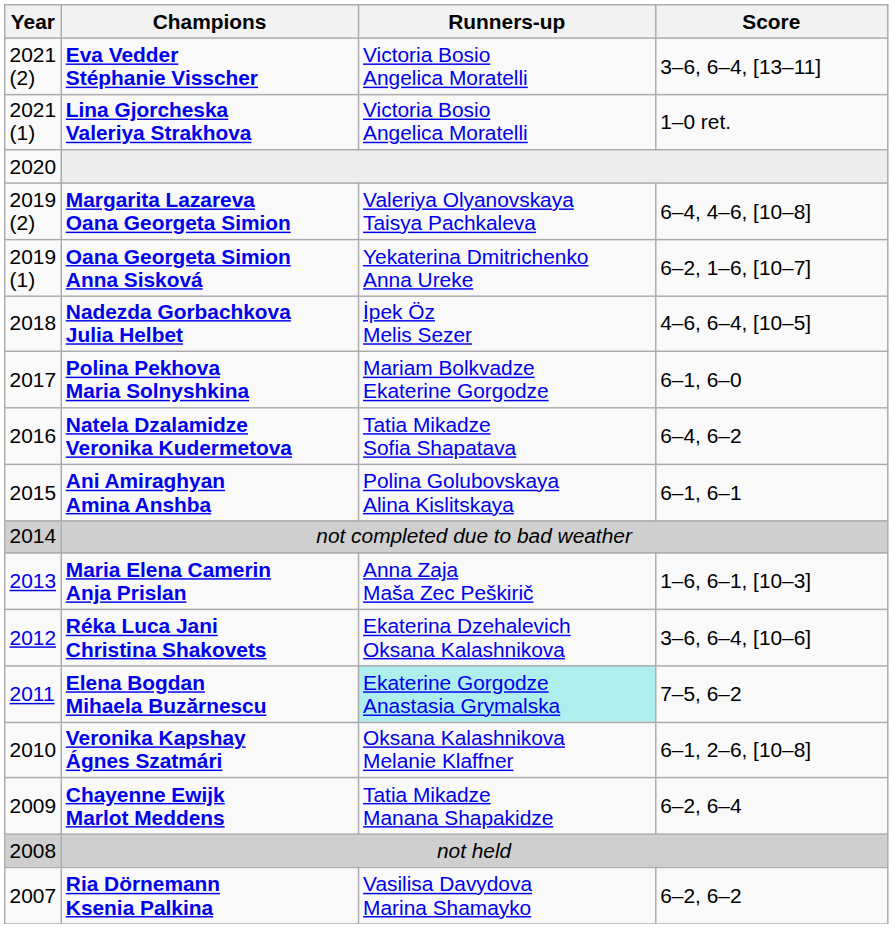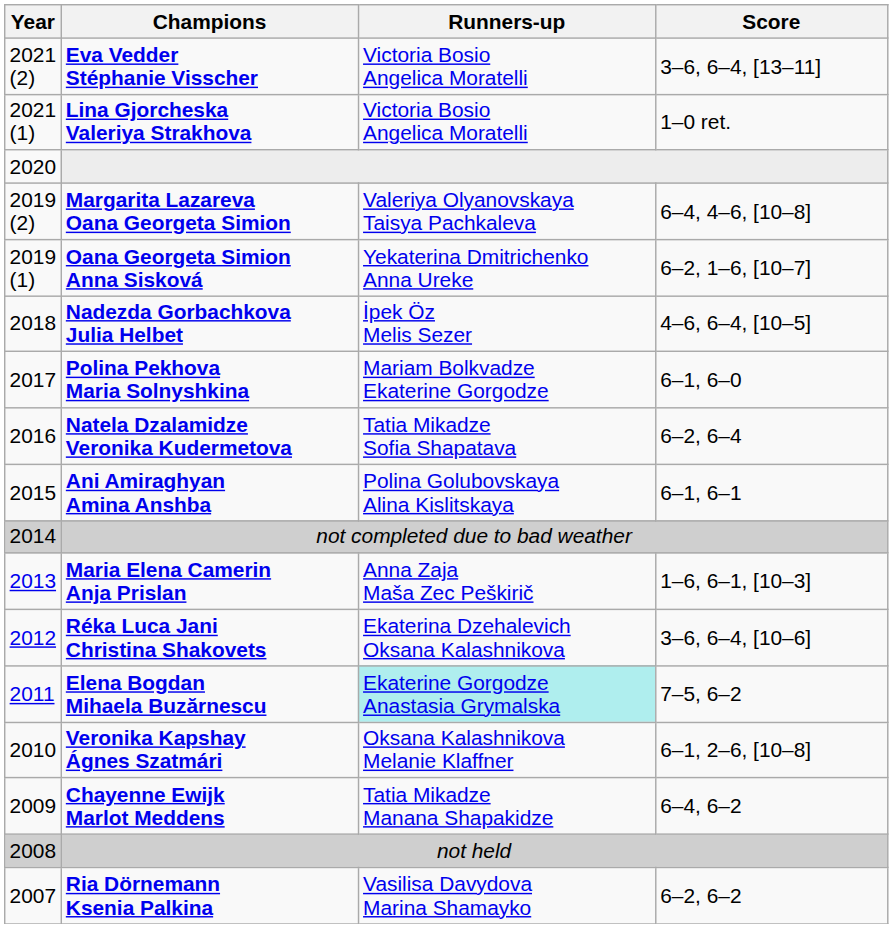(701, 436) 6–4, 6–2 -> (701, 436) 6–2, 6–4
(701, 806) 6–2, 6–4 -> (701, 806) 6–4, 6–2
